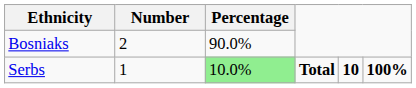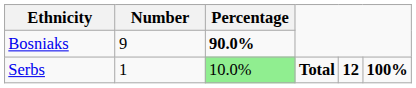(123, 43) 2 -> (123, 43) 9
(230, 43) normal -> (232, 43) bold
(351, 69) 10 -> (351, 69) 12
